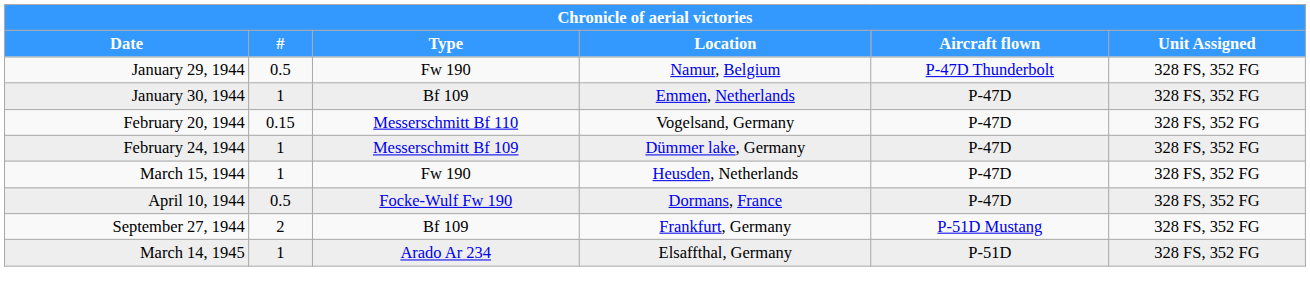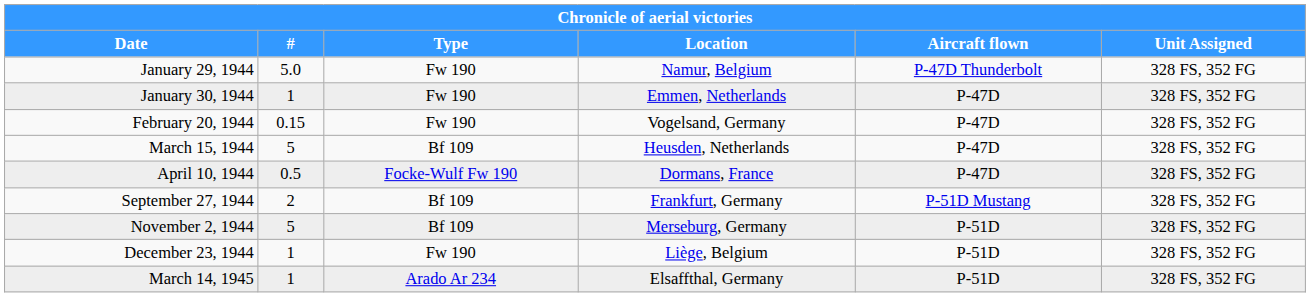(280, 69) 0.5 -> (291, 69) 5.0
(446, 95) Bf 109 -> (451, 95) Fw 190
(446, 122) Messerschmitt Bf 110 -> (451, 122) Fw 190
- row: (184, 148)
(280, 174) 1 -> (291, 148) 5
(446, 174) Fw 190 -> (451, 148) Bf 109
+ row: (192, 226)
+ row: (189, 252)
